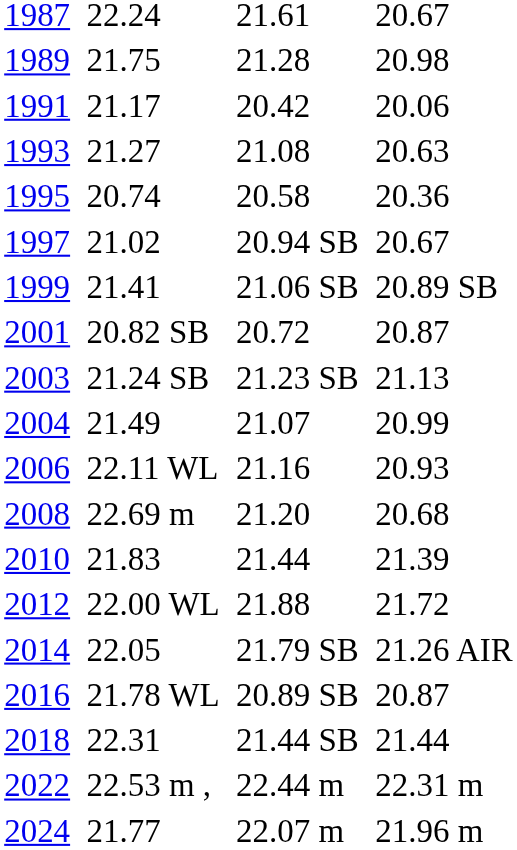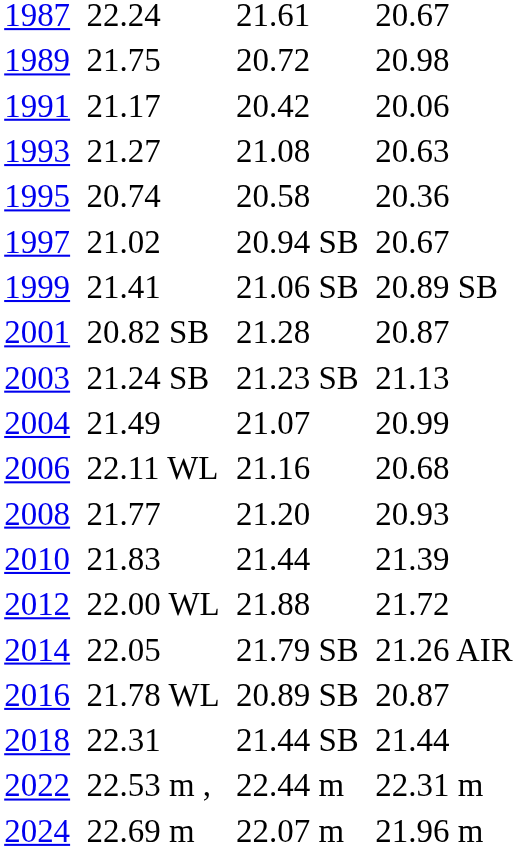(273, 60) 21.28 -> (273, 60) 20.72
(273, 332) 20.72 -> (273, 332) 21.28
(412, 468) 20.93 -> (412, 468) 20.68
(141, 513) 22.69 m -> (124, 513) 21.77
(412, 513) 20.68 -> (412, 513) 20.93
(124, 830) 21.77 -> (141, 830) 22.69 m
